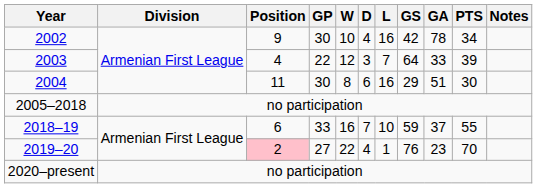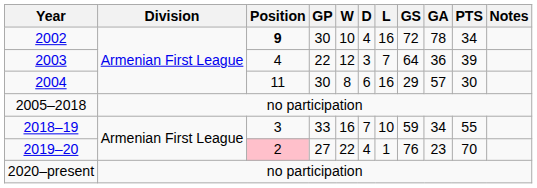(278, 38) normal -> (278, 38) bold
(411, 38) 42 -> (411, 38) 72
(438, 61) 33 -> (438, 61) 36
(438, 83) 51 -> (438, 83) 57
(278, 128) 6 -> (278, 128) 3
(438, 128) 37 -> (438, 128) 34
